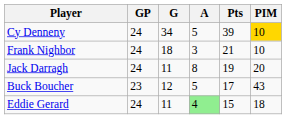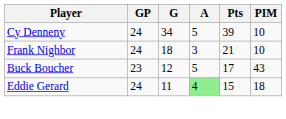(259, 31) gold background -> (259, 31) no background
- row: (38, 68)
